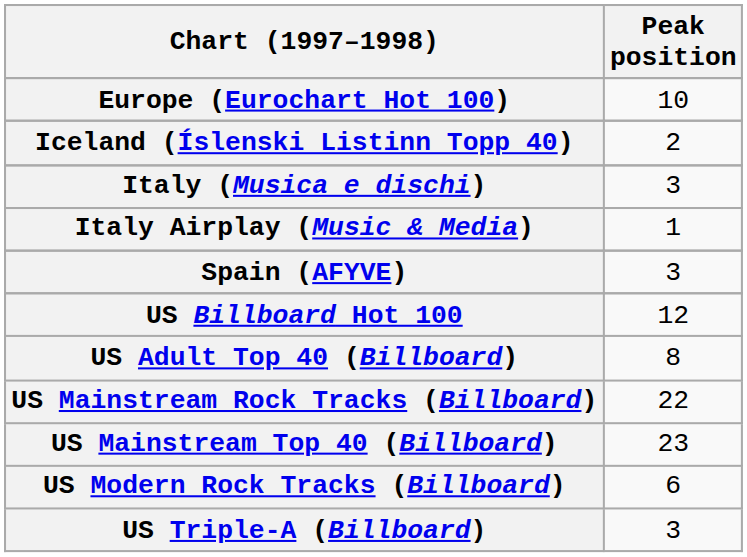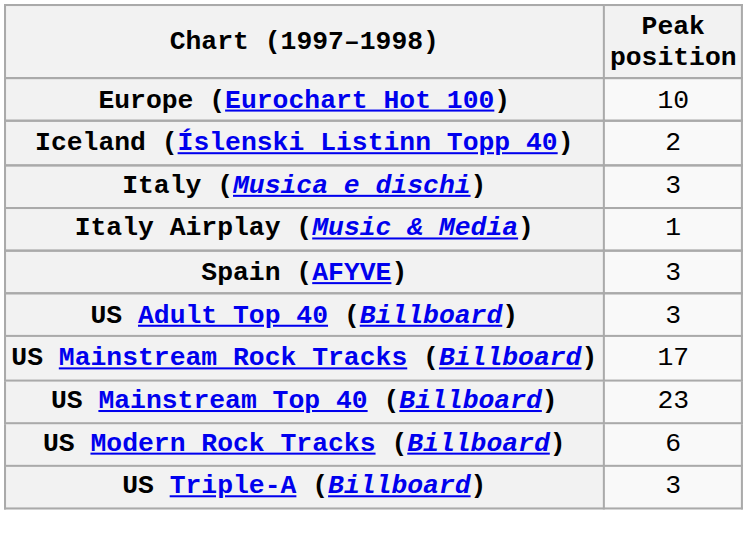- row: (304, 315)
(673, 358) 8 -> (673, 315) 3
(673, 401) 22 -> (673, 358) 17
